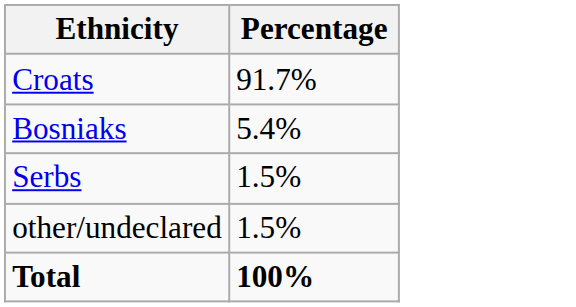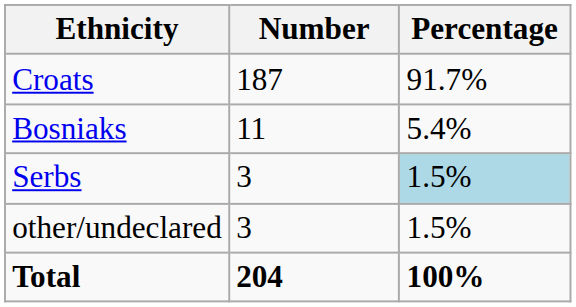+ column: (314, 29)
(269, 177) no background -> (439, 177) lightblue background
